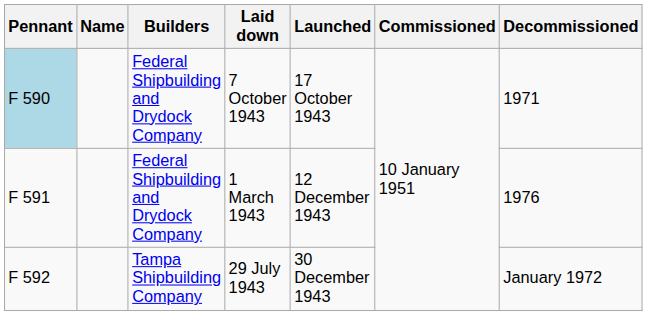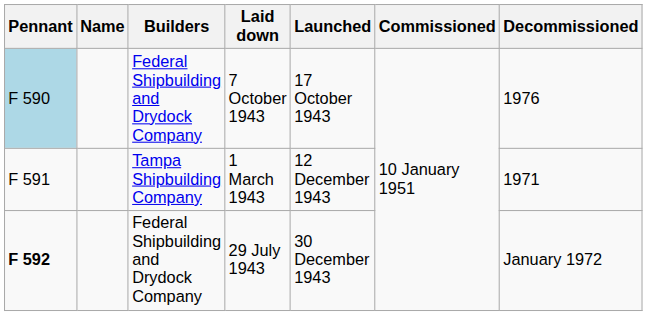(521, 98) 1971 -> (521, 98) 1976
(177, 197) Federal Shipbuilding and Drydock Company -> (177, 179) Tampa Shipbuilding Company
(521, 197) 1976 -> (521, 179) 1971
(29, 278) normal -> (29, 260) bold
(177, 278) Tampa Shipbuilding Company -> (177, 260) Federal Shipbuilding and Drydock Company
